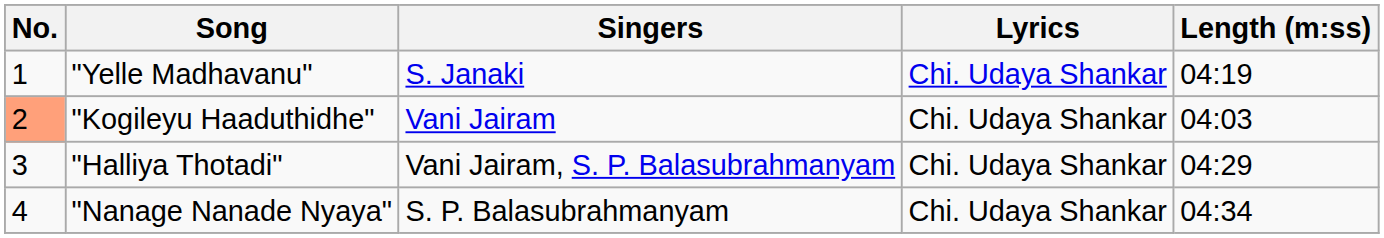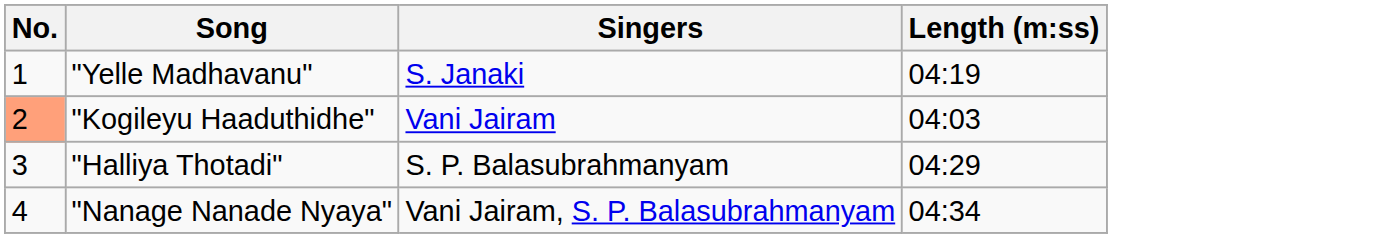- column: (1038, 28)
(650, 165) Vani Jairam, S. P. Balasubrahmanyam -> (567, 165) S. P. Balasubrahmanyam
(567, 211) S. P. Balasubrahmanyam -> (650, 211) Vani Jairam, S. P. Balasubrahmanyam
